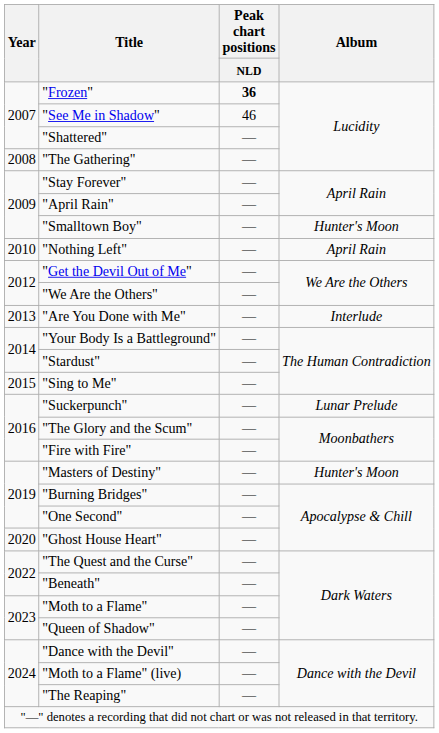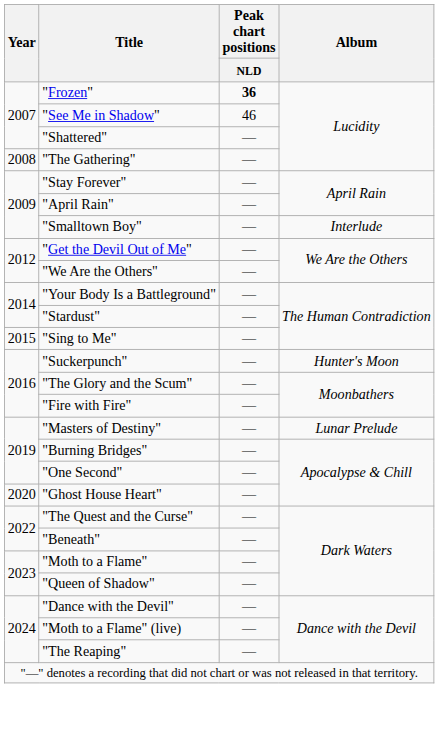(356, 227) Hunter's Moon -> (356, 227) Interlude
- row: (85, 249)
- row: (114, 316)
(356, 405) Lunar Prelude -> (356, 361) Hunter's Moon
(356, 472) Hunter's Moon -> (356, 428) Lunar Prelude
